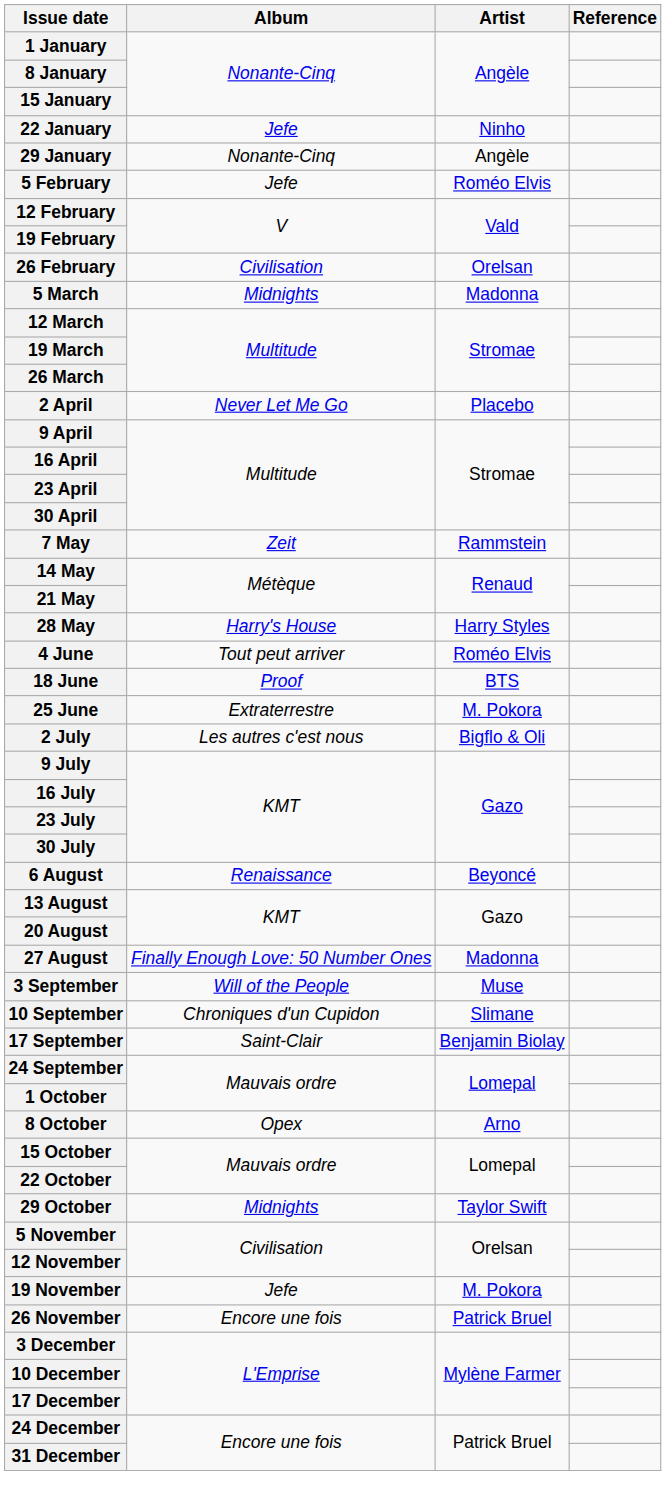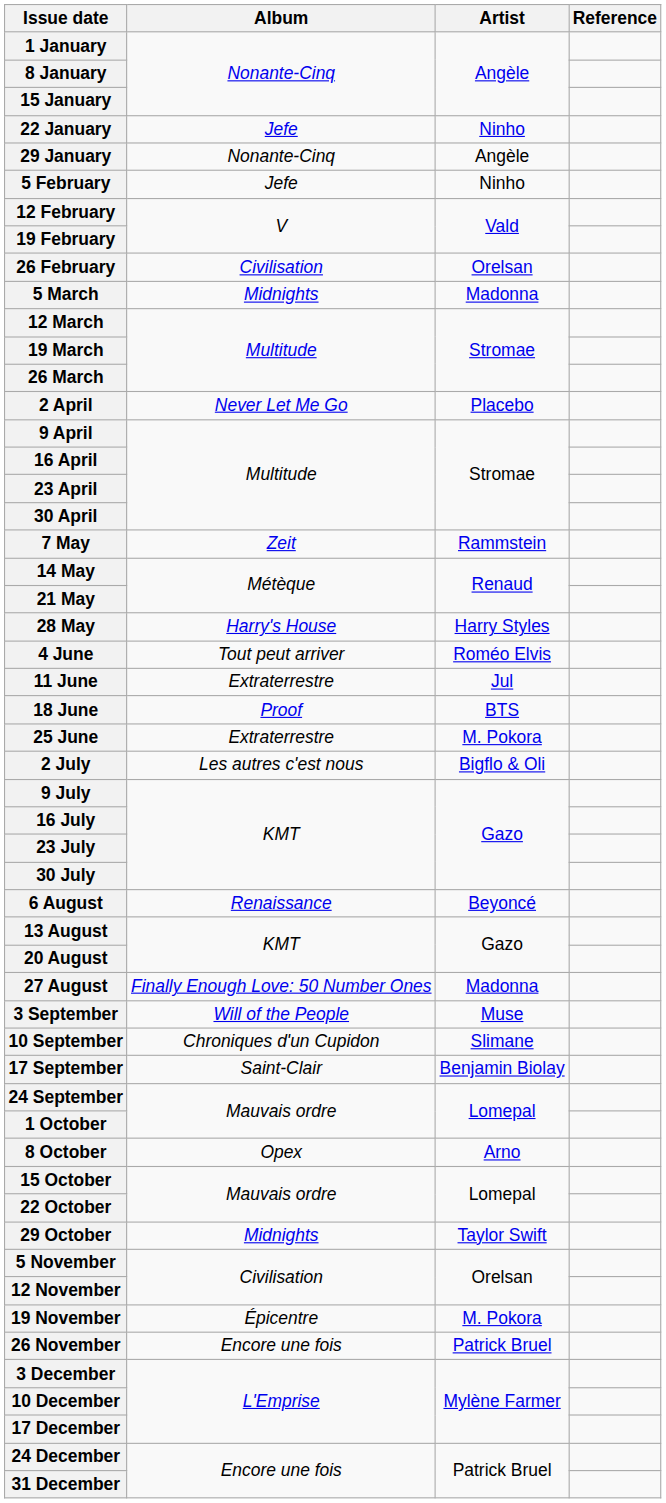(502, 184) Roméo Elvis -> (502, 184) Ninho
+ row: (66, 682)
(281, 1290) Jefe -> (281, 1318) Épicentre
